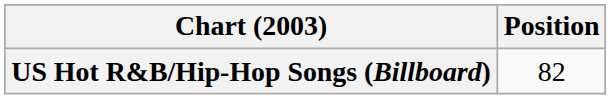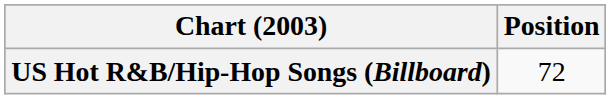(552, 70) 82 -> (552, 70) 72
